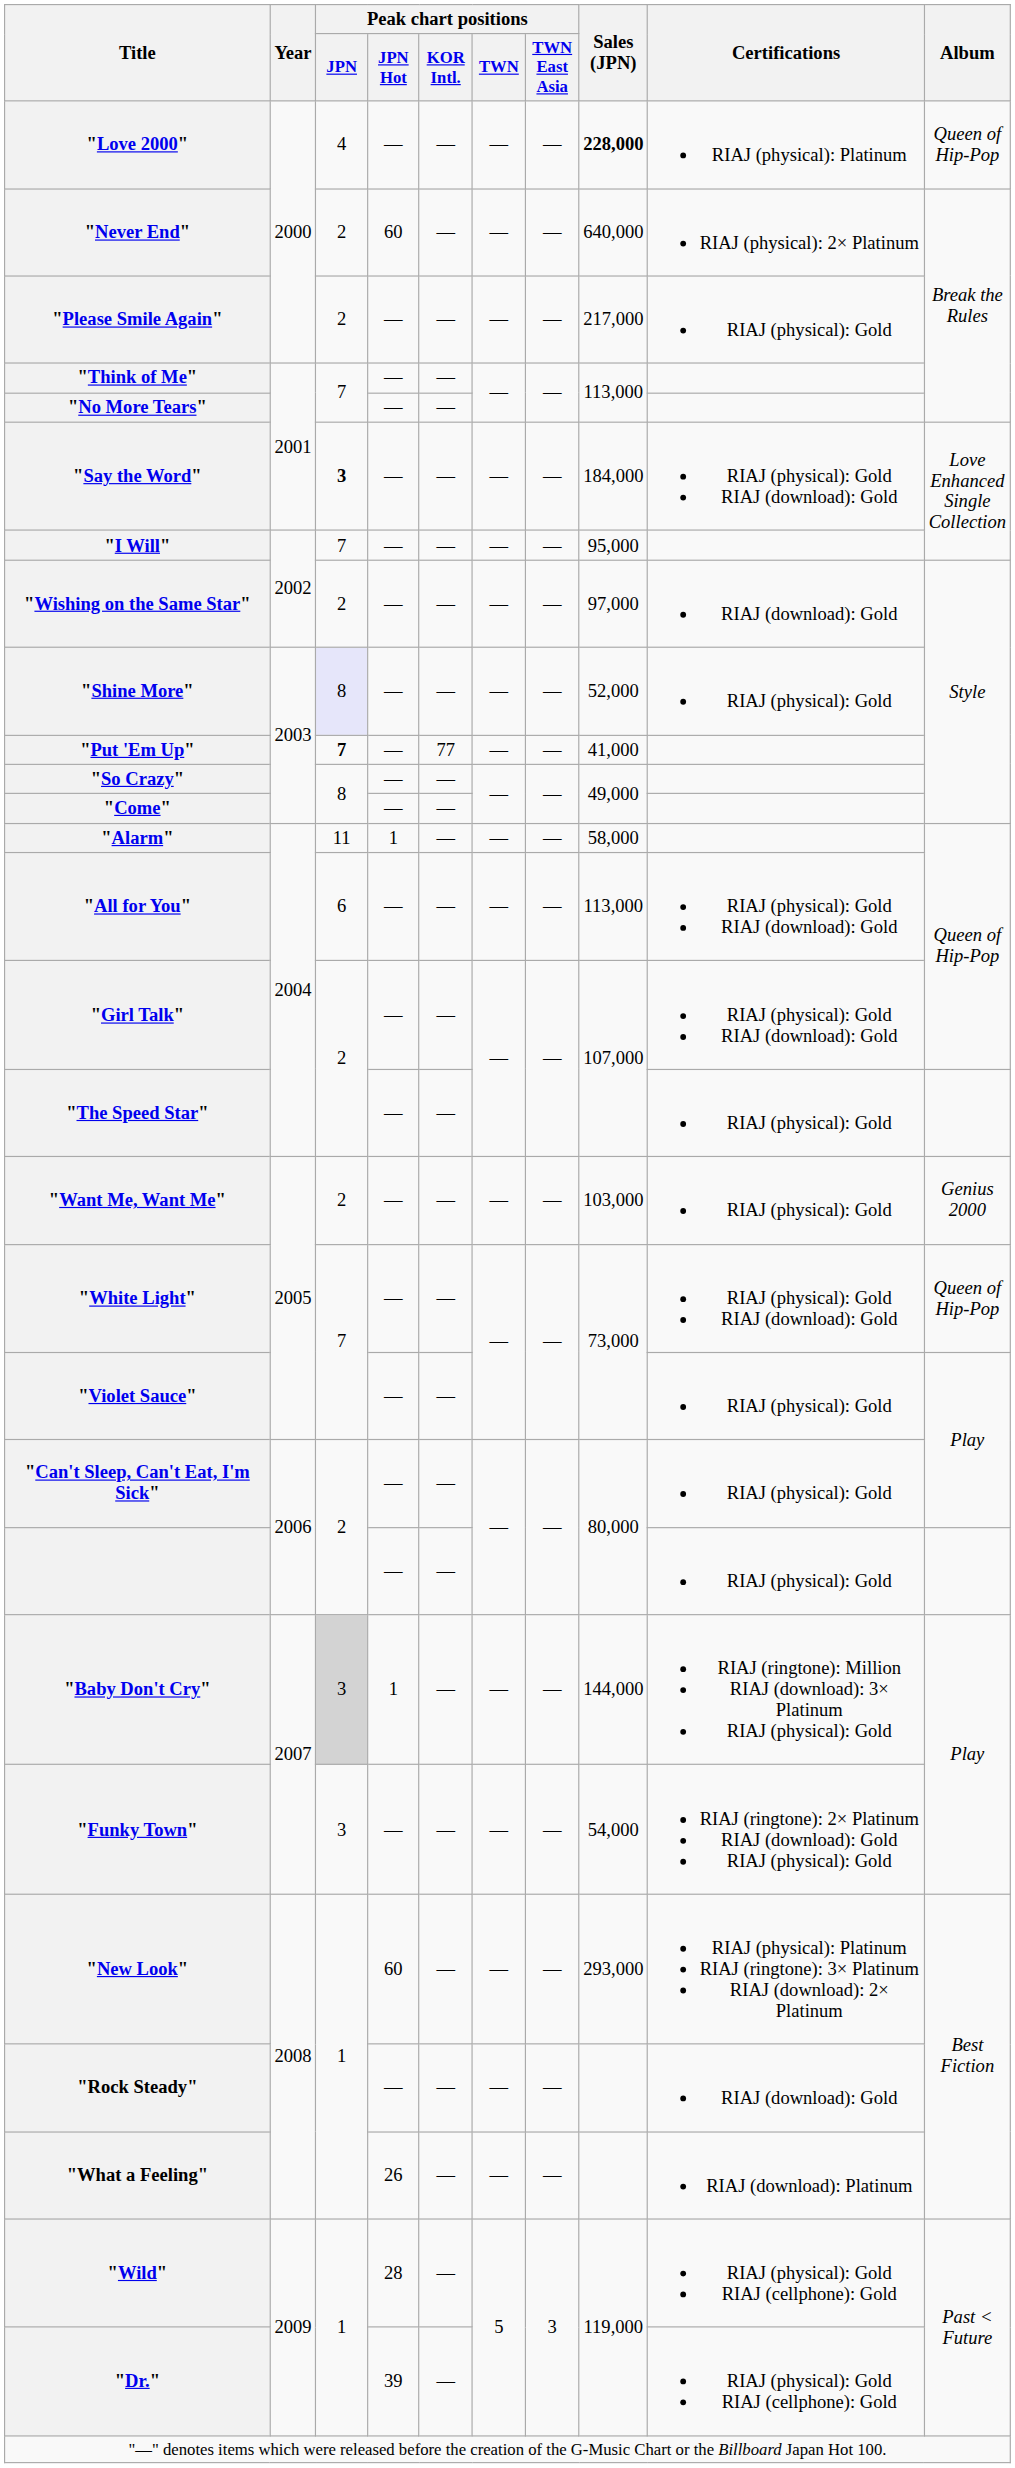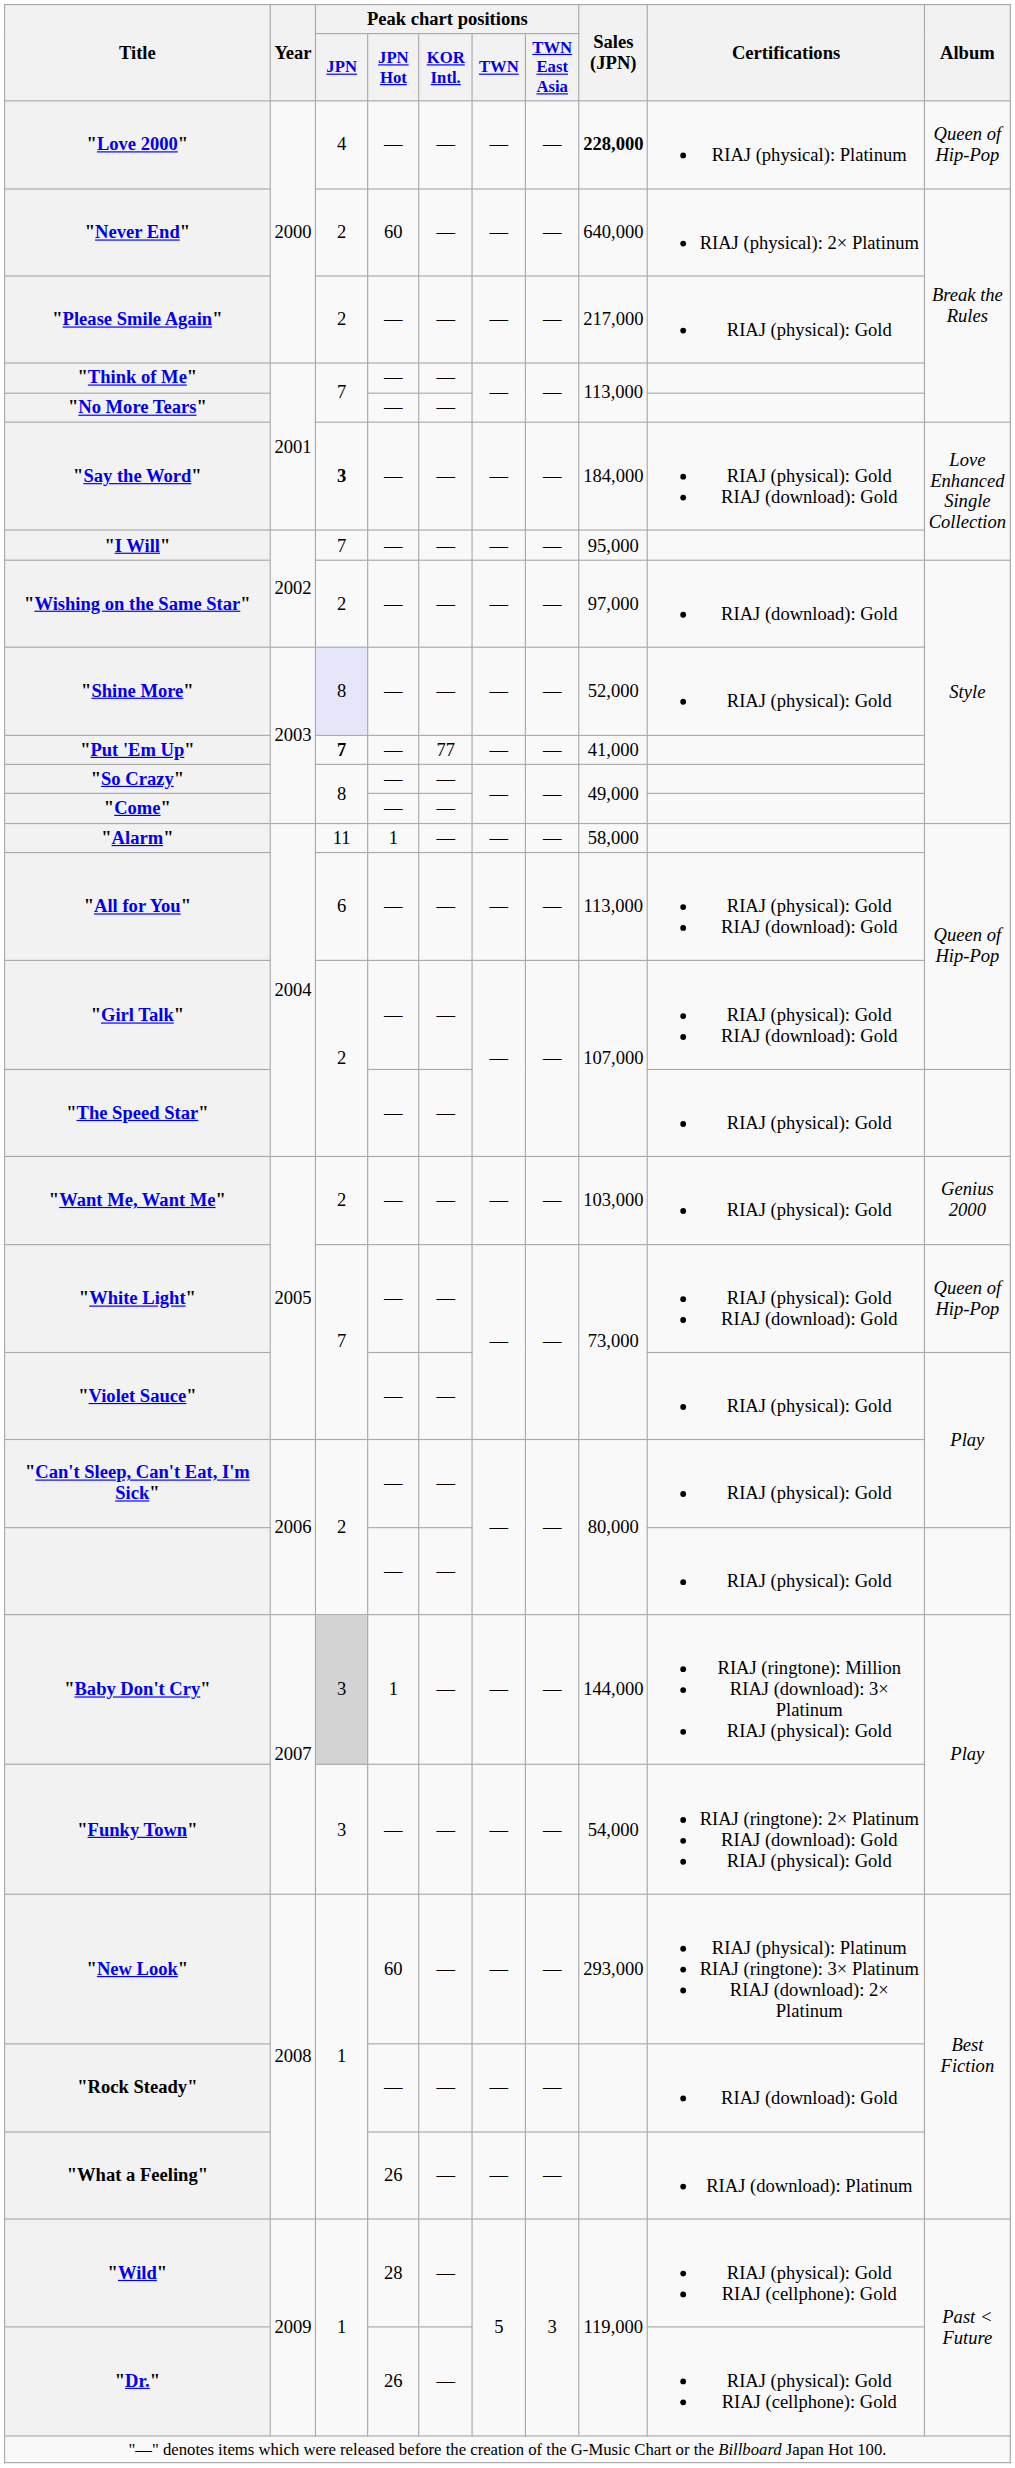(393, 2381) 39 -> (393, 2381) 26
